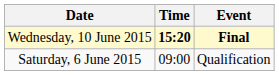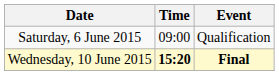rows swapped: (80, 59) <-> (80, 37)
